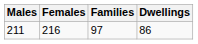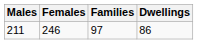(51, 30) 216 -> (51, 30) 246
